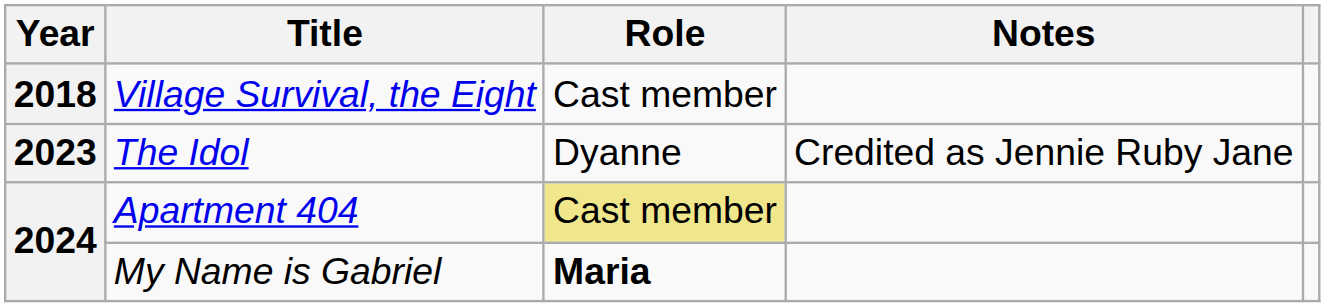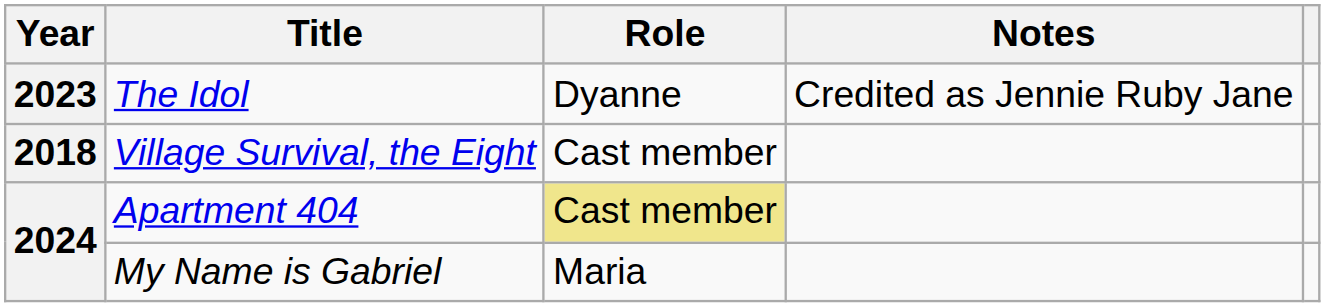rows swapped: (325, 93) <-> (181, 152)
(602, 270) bold -> (600, 270) normal
